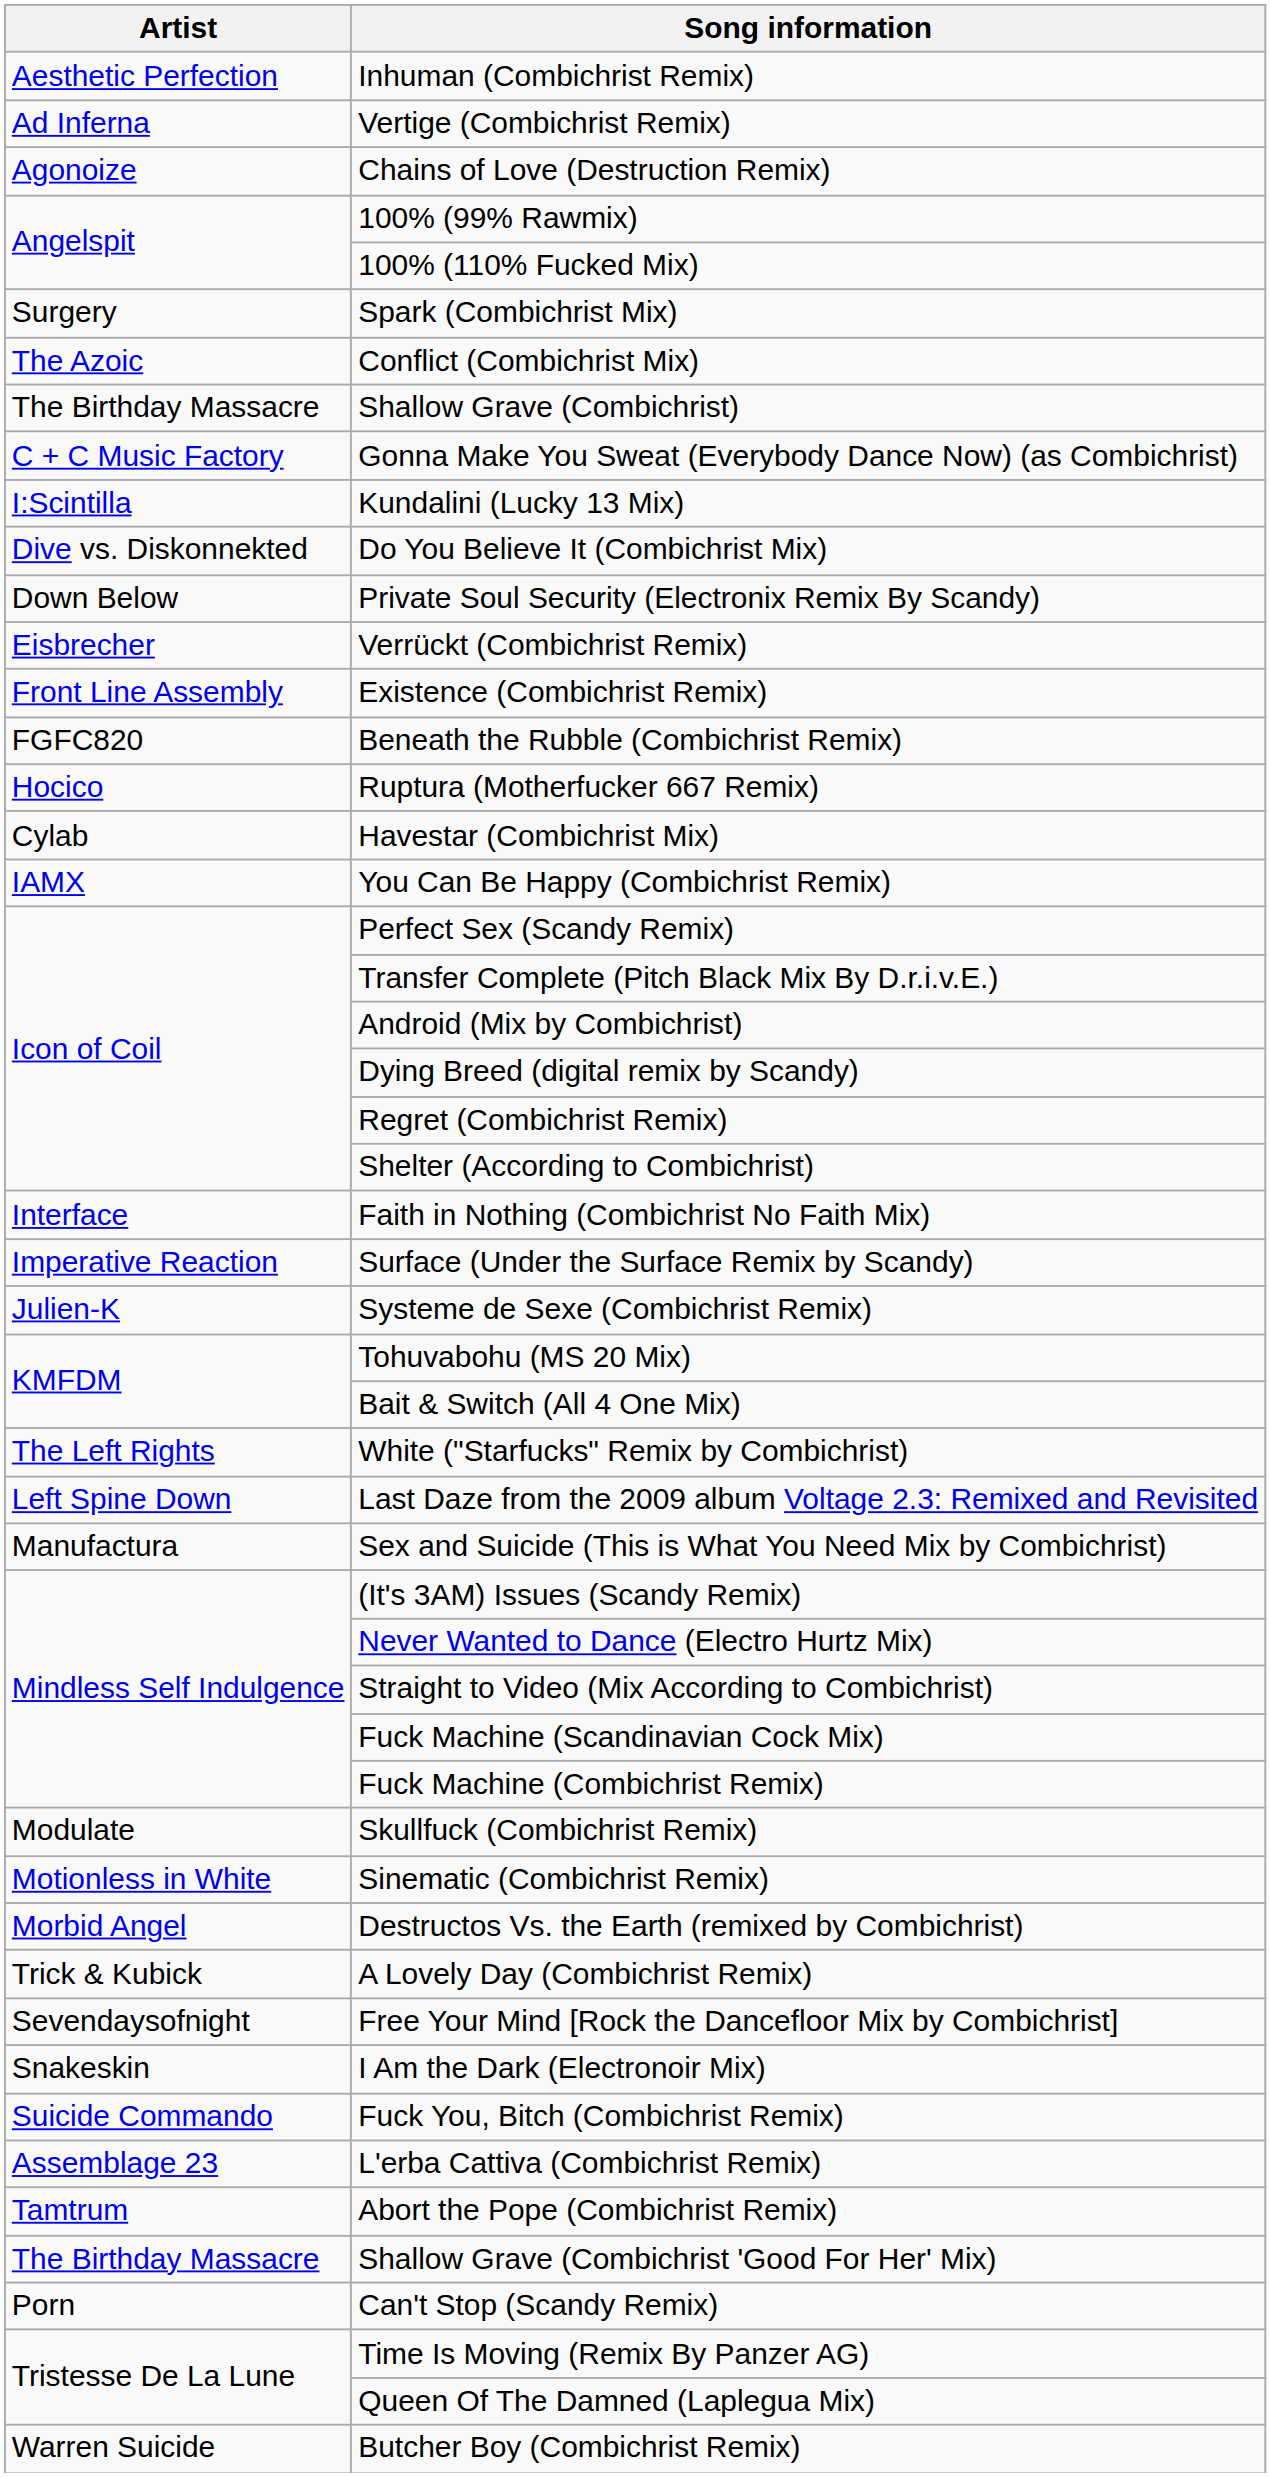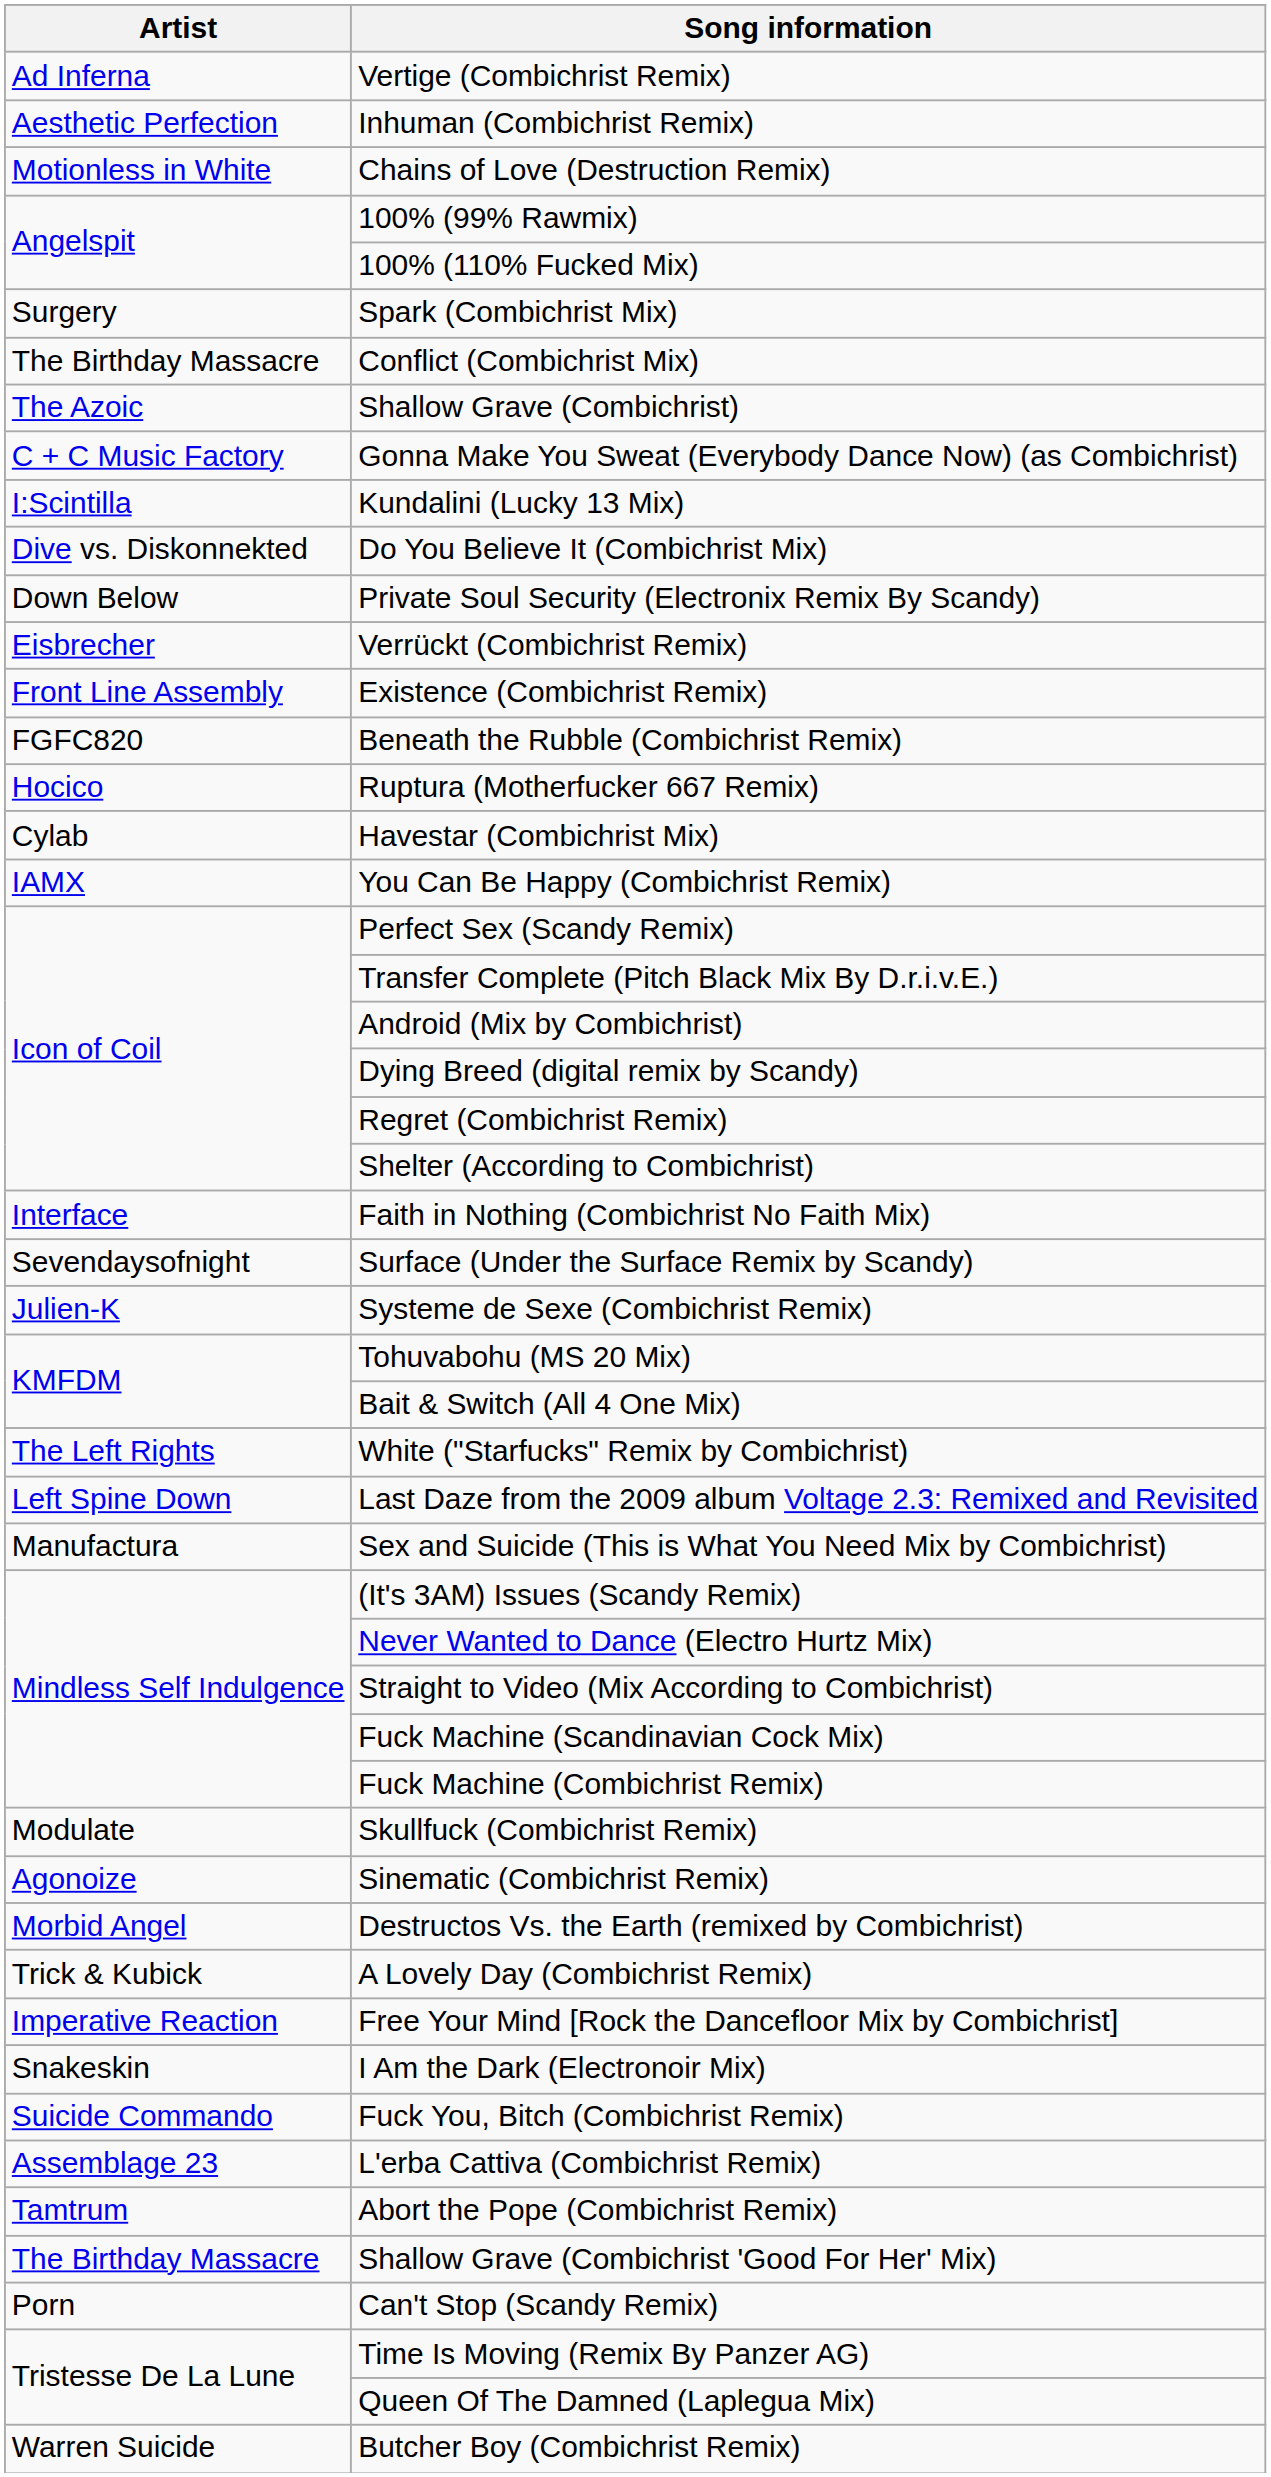rows swapped: (544, 123) <-> (556, 75)
(74, 170) Agonoize -> (142, 170) Motionless in White
(78, 360) The Azoic -> (166, 360) The Birthday Massacre
(166, 407) The Birthday Massacre -> (78, 407) The Azoic
(145, 1261) Imperative Reaction -> (131, 1261) Sevendaysofnight
(142, 1878) Motionless in White -> (74, 1878) Agonoize
(131, 2021) Sevendaysofnight -> (145, 2021) Imperative Reaction
